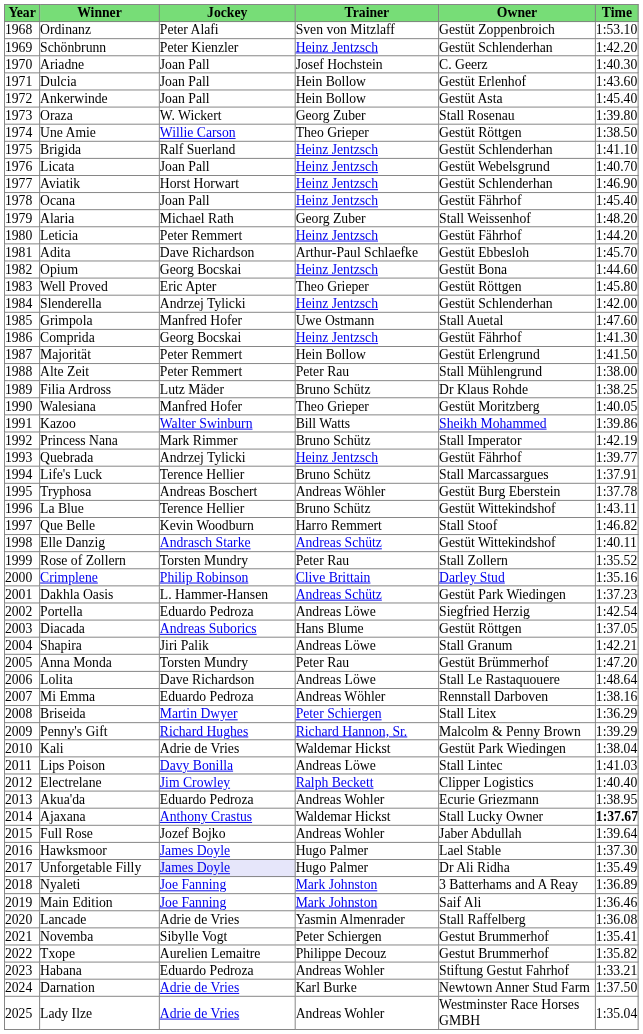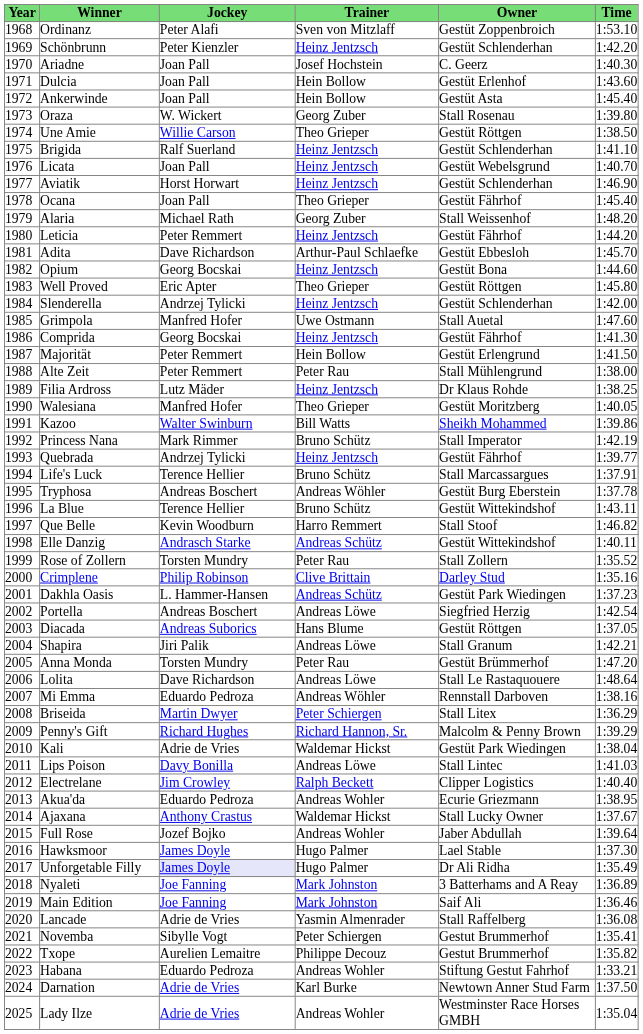(337, 201) Heinz Jentzsch -> (332, 201) Theo Grieper
(333, 389) Bruno Schütz -> (337, 389) Heinz Jentzsch
(207, 611) Eduardo Pedroza -> (209, 611) Andreas Boschert
(617, 816) bold -> (617, 816) normal
